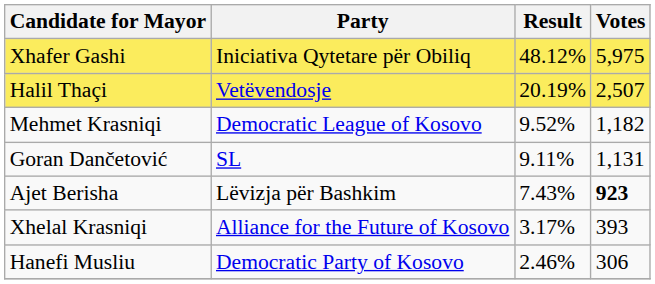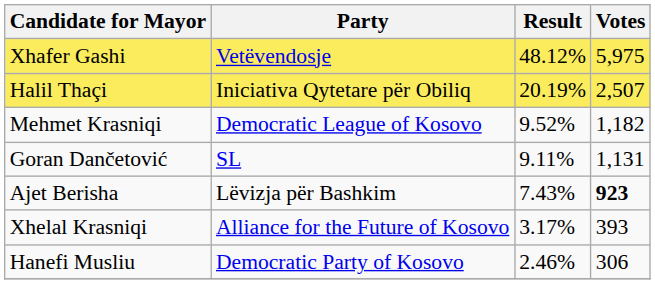(343, 55) Iniciativa Qytetare për Obiliq -> (274, 55) Vetëvendosje
(274, 90) Vetëvendosje -> (343, 90) Iniciativa Qytetare për Obiliq
